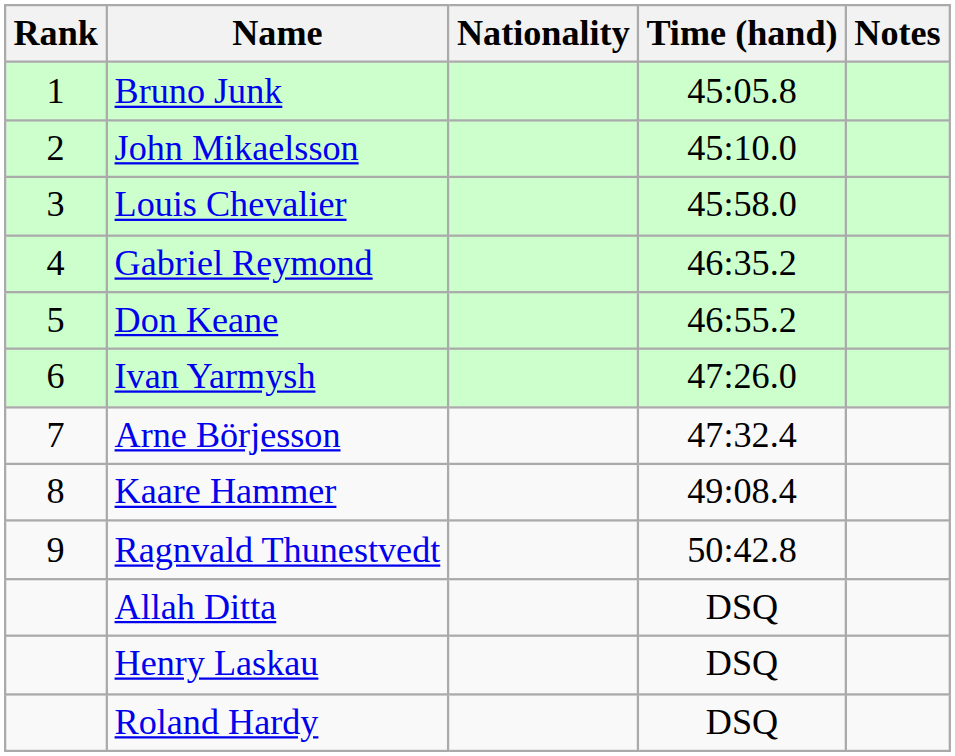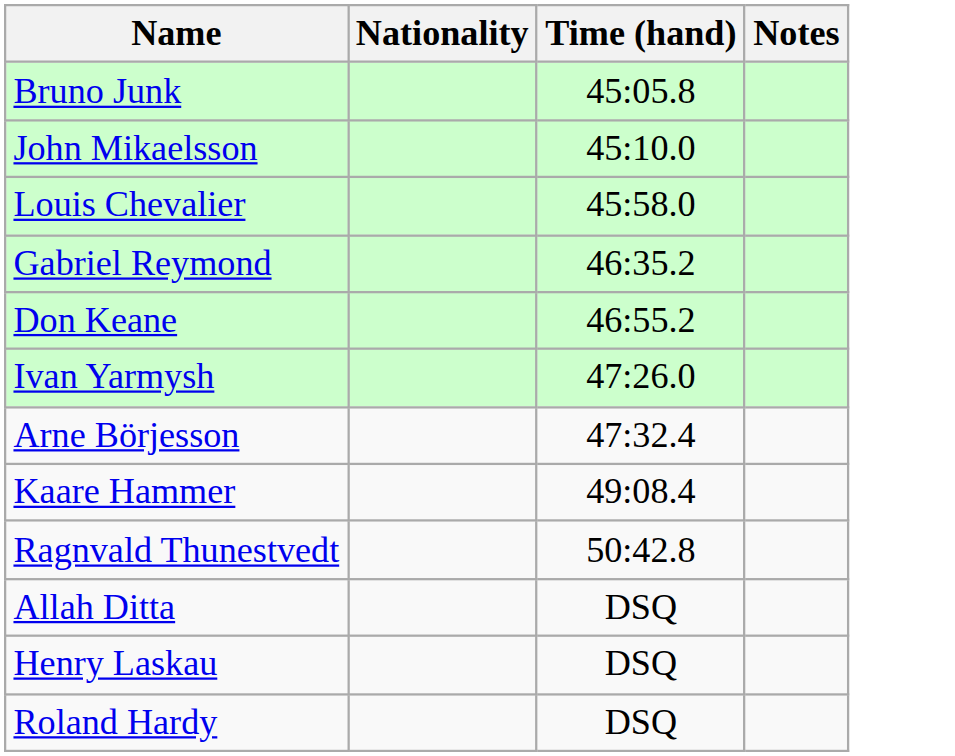- column: (56, 33)
